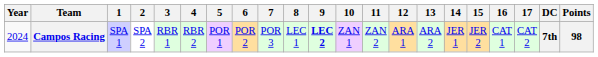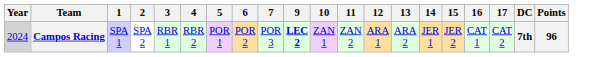- column: (296, 12)
(18, 36) no background -> (18, 36) lightgrey background
(577, 36) 98 -> (551, 36) 96
